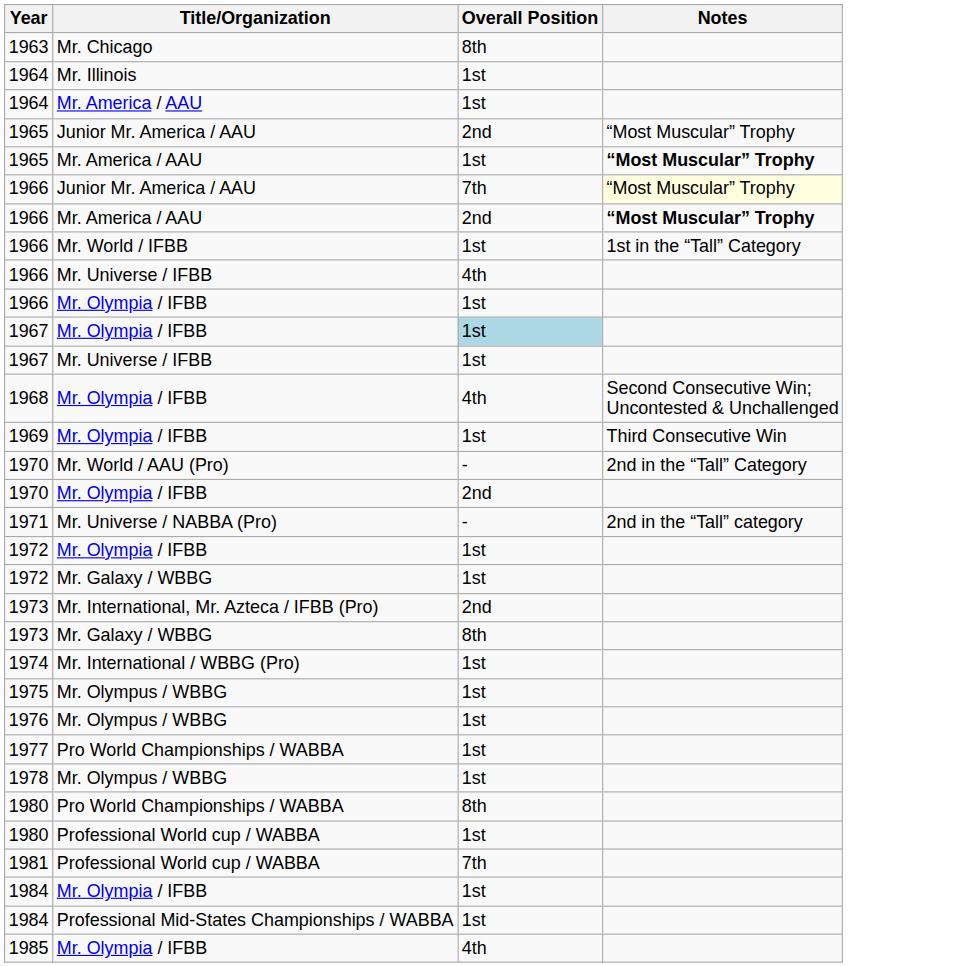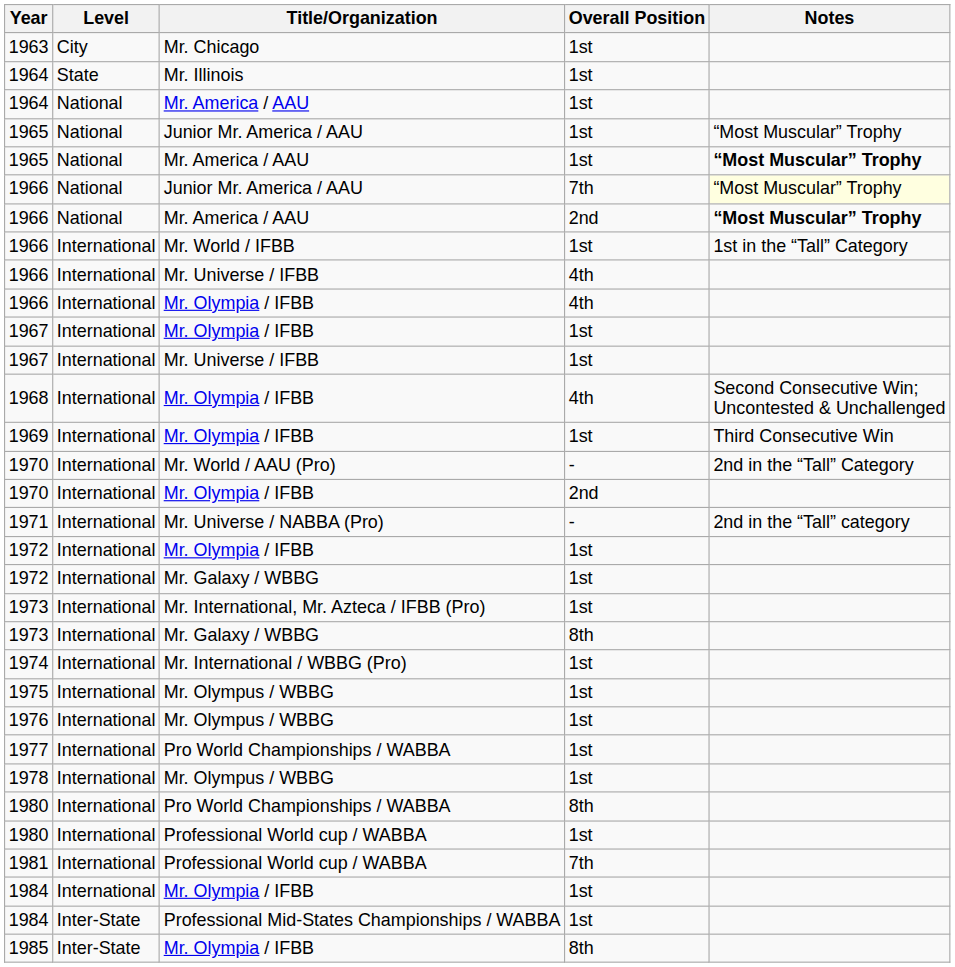+ column: (106, 18)
(474, 47) 8th -> (581, 47) 1st
(477, 132) 2nd -> (581, 132) 1st
(474, 302) 1st -> (581, 302) 4th
(474, 331) lightblue background -> (581, 331) no background
(477, 607) 2nd -> (581, 607) 1st
(474, 948) 4th -> (581, 948) 8th
